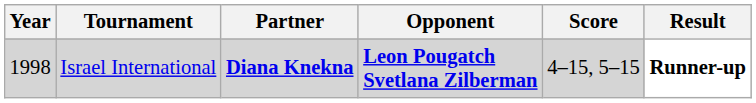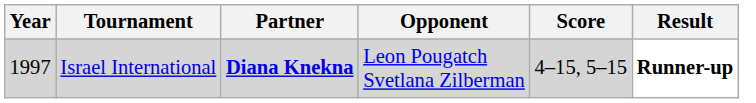(30, 67) 1998 -> (30, 67) 1997
(450, 67) bold -> (444, 67) normal
